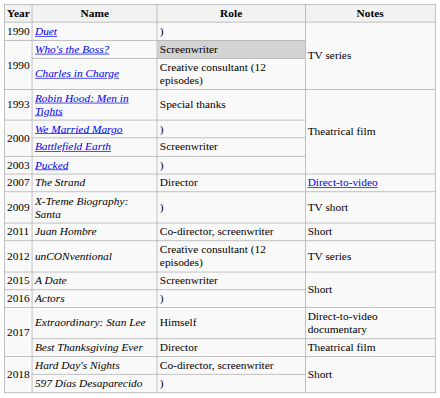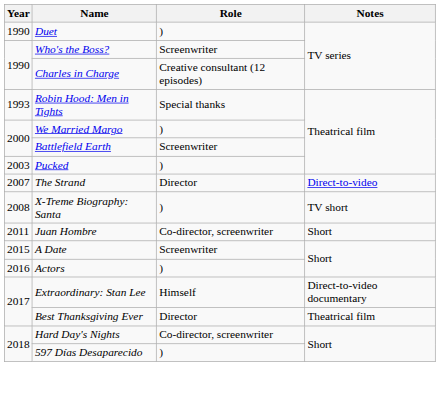(189, 49) lightgrey background -> (188, 49) no background
(18, 207) 2009 -> (18, 207) 2008
- row: (73, 256)
